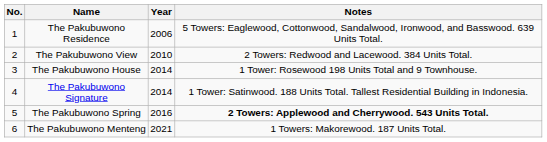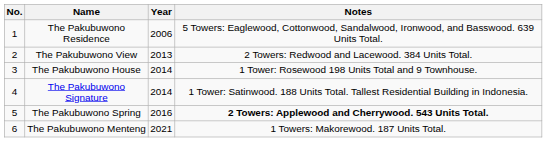(161, 54) 2010 -> (161, 54) 2013
